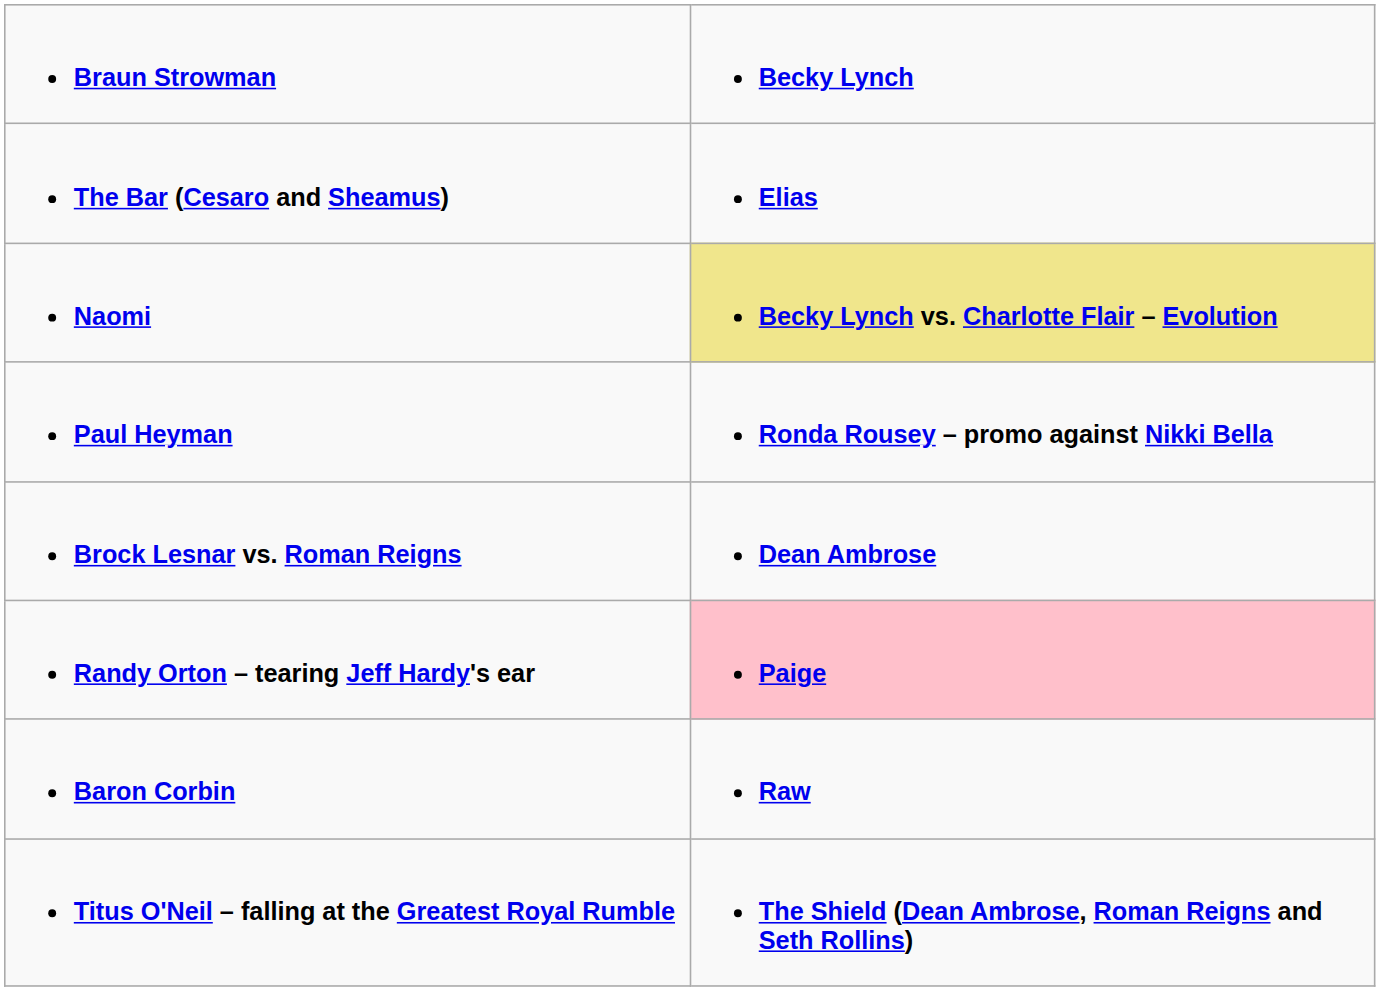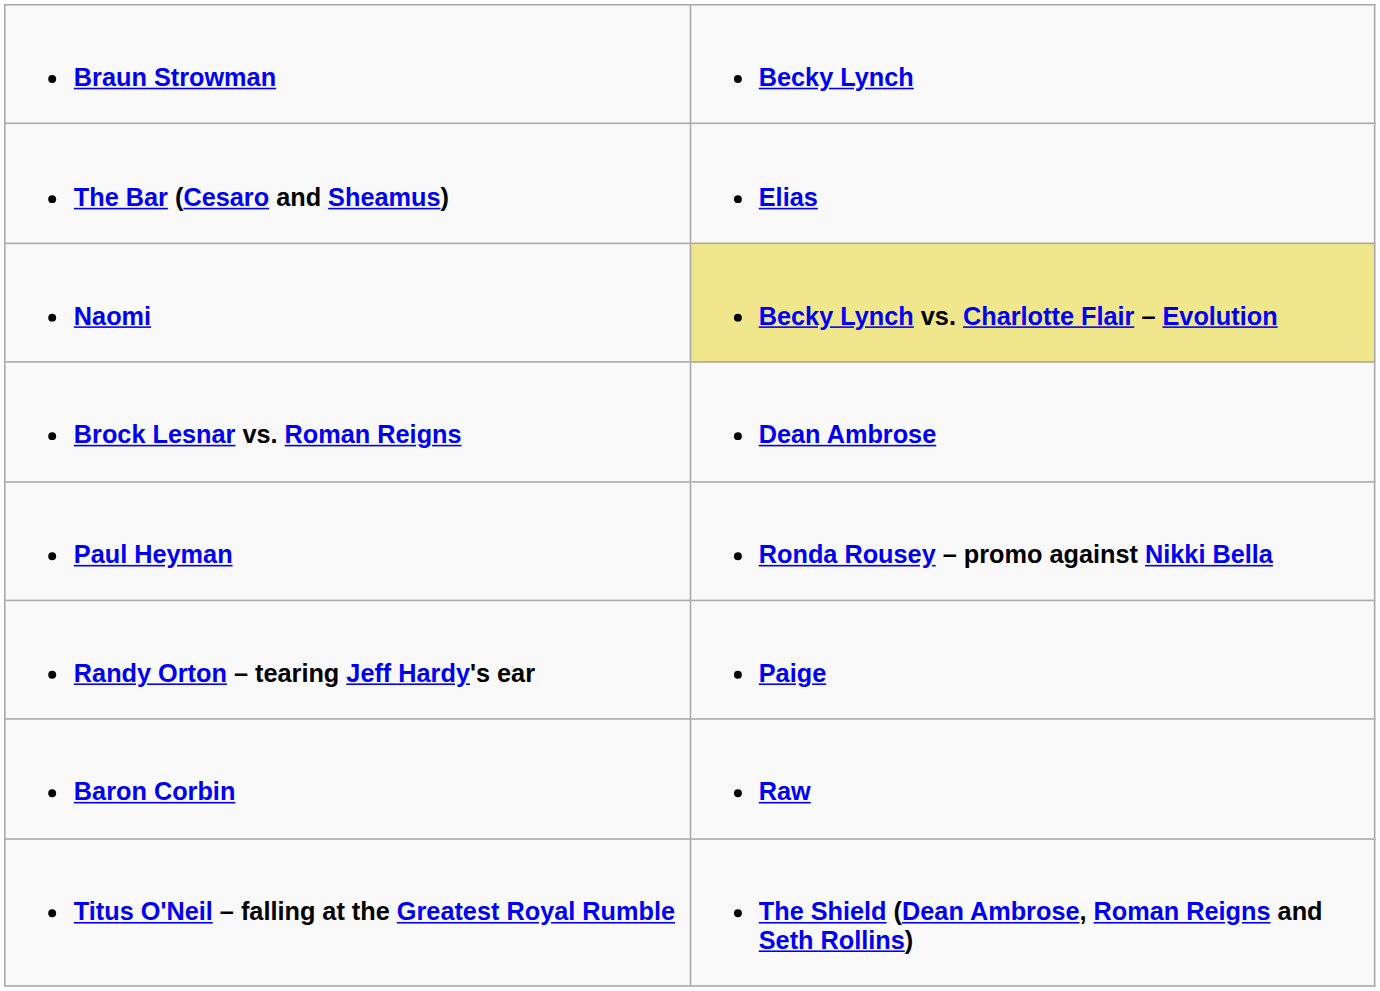rows swapped: (347, 555) <-> (347, 436)
(1032, 674) pink background -> (1032, 674) no background
